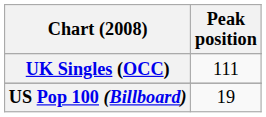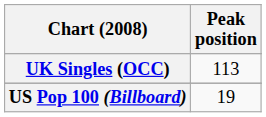(226, 68) 111 -> (226, 68) 113
